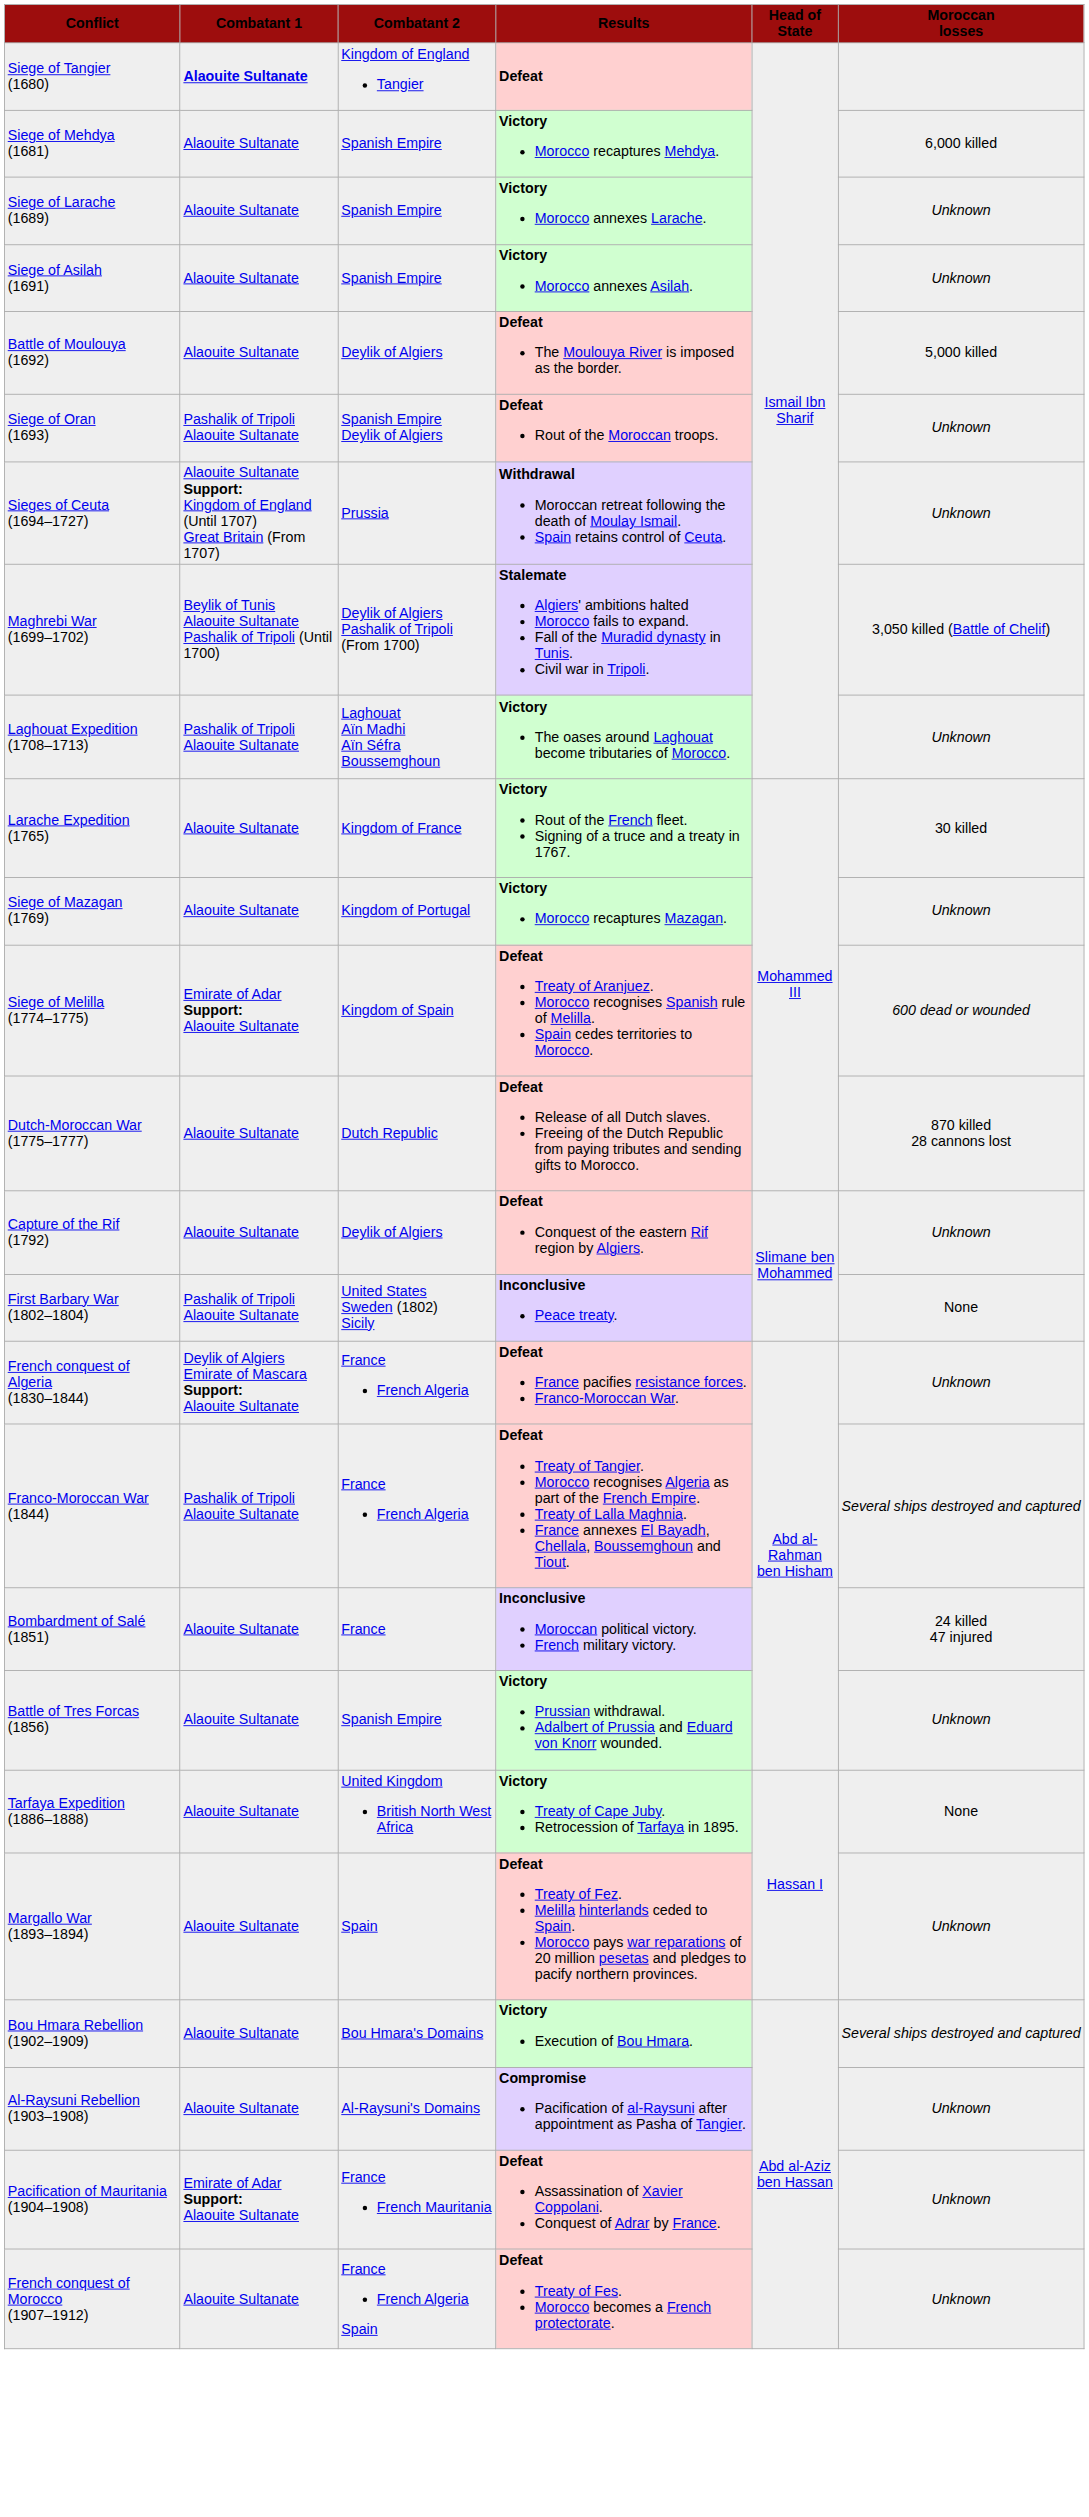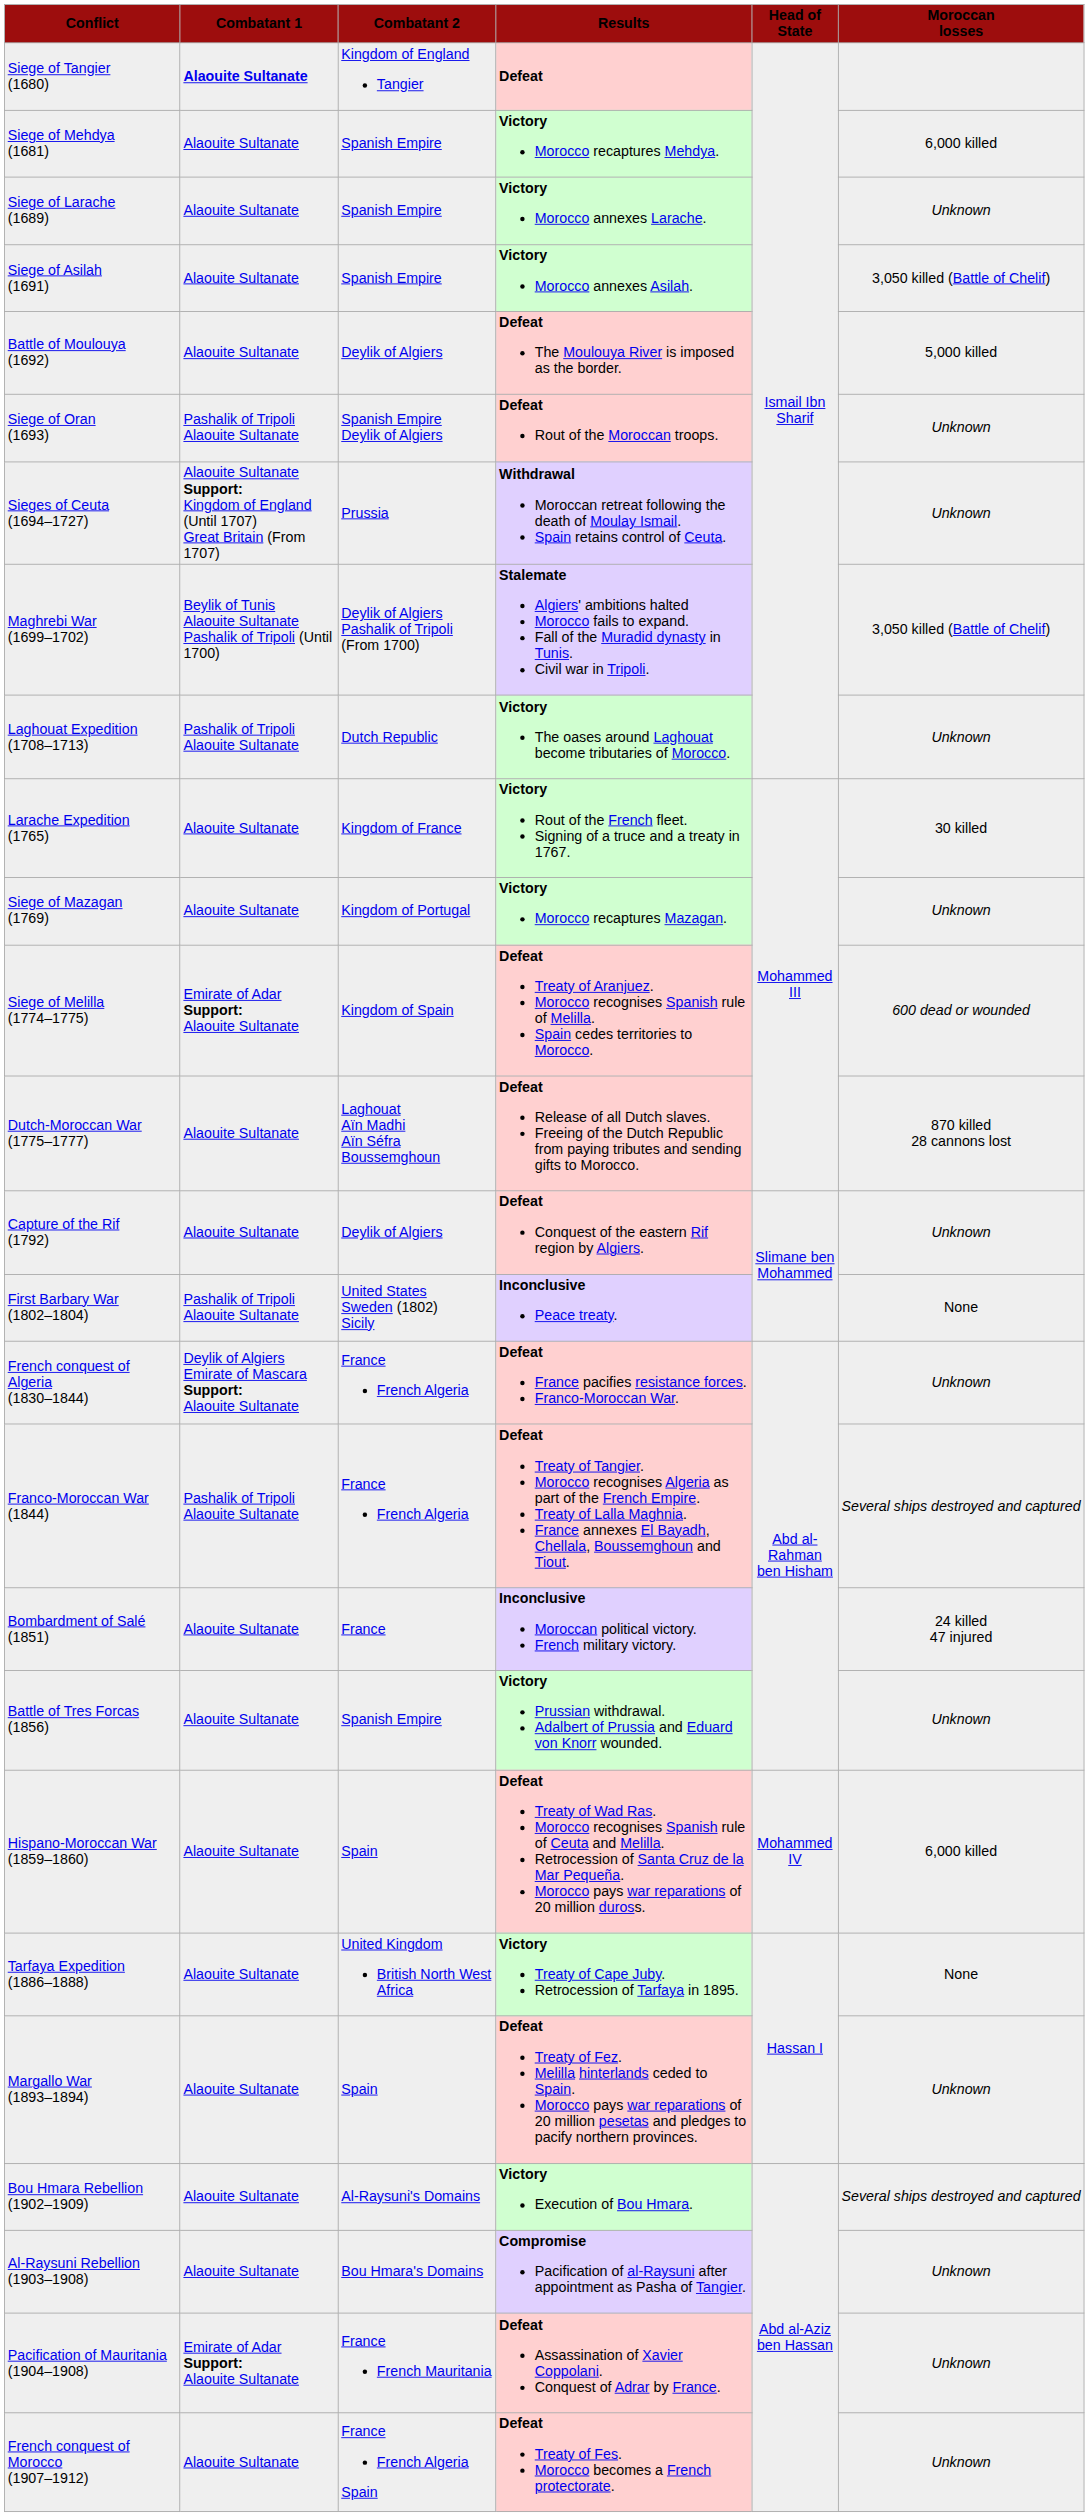(961, 277) Unknown -> (961, 277) 3,050 killed (Battle of Chelif)
(391, 737) Laghouat Aïn Madhi Aïn Séfra Boussemghoun -> (390, 737) Dutch Republic
(390, 1133) Dutch Republic -> (391, 1133) Laghouat Aïn Madhi Aïn Séfra Boussemghoun
+ row: (82, 1851)
(412, 2033) Bou Hmara's Domains -> (411, 2196) Al-Raysuni's Domains
(411, 2108) Al-Raysuni's Domains -> (412, 2271) Bou Hmara's Domains
